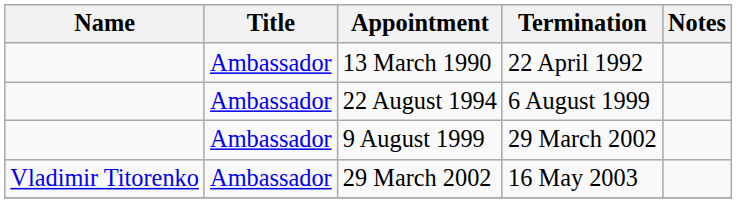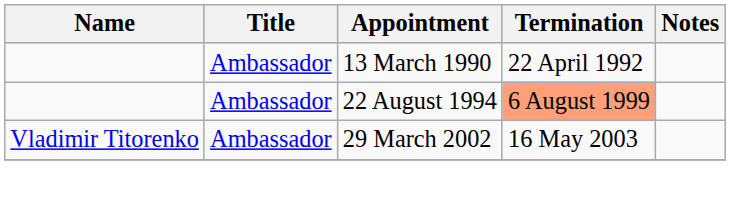(579, 100) no background -> (579, 100) lightsalmon background
- row: (414, 139)
